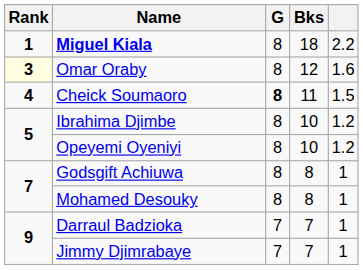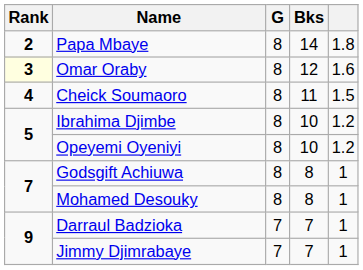- row: (104, 44)
+ row: (102, 44)
(278, 96) bold -> (278, 96) normal
